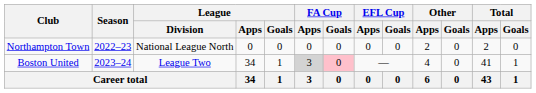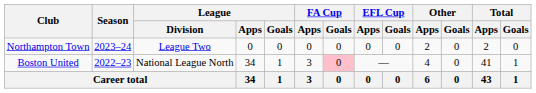(113, 46) 2022–23 -> (113, 46) 2023–24
(185, 46) National League North -> (185, 46) League Two
(113, 63) 2023–24 -> (113, 63) 2022–23
(185, 63) League Two -> (185, 63) National League North
(309, 63) lightgrey background -> (309, 63) no background
